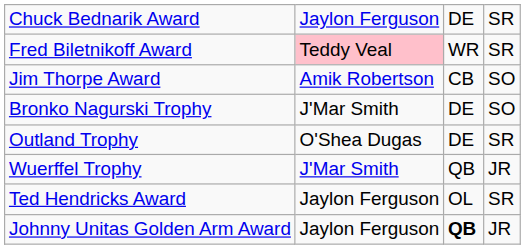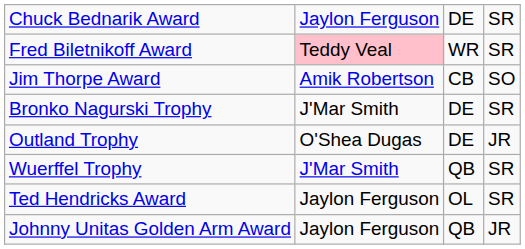(502, 109) SO -> (501, 109) SR
(501, 139) SR -> (500, 139) JR
(500, 169) JR -> (501, 169) SR
(462, 229) bold -> (462, 229) normal
